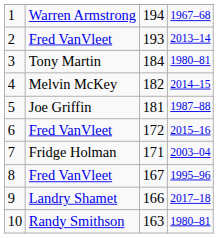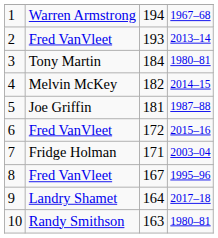(153, 198) 166 -> (153, 198) 164
